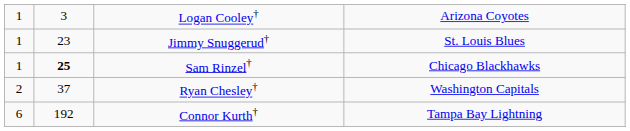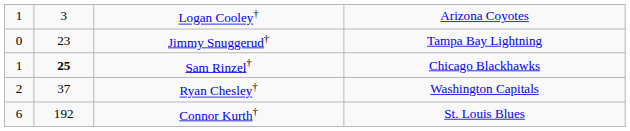(19, 41) 1 -> (19, 41) 0
(485, 41) St. Louis Blues -> (485, 41) Tampa Bay Lightning
(485, 114) Tampa Bay Lightning -> (485, 114) St. Louis Blues
